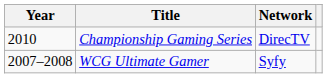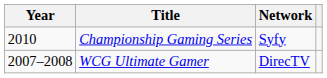(284, 38) DirecTV -> (272, 38) Syfy
(272, 61) Syfy -> (284, 61) DirecTV
